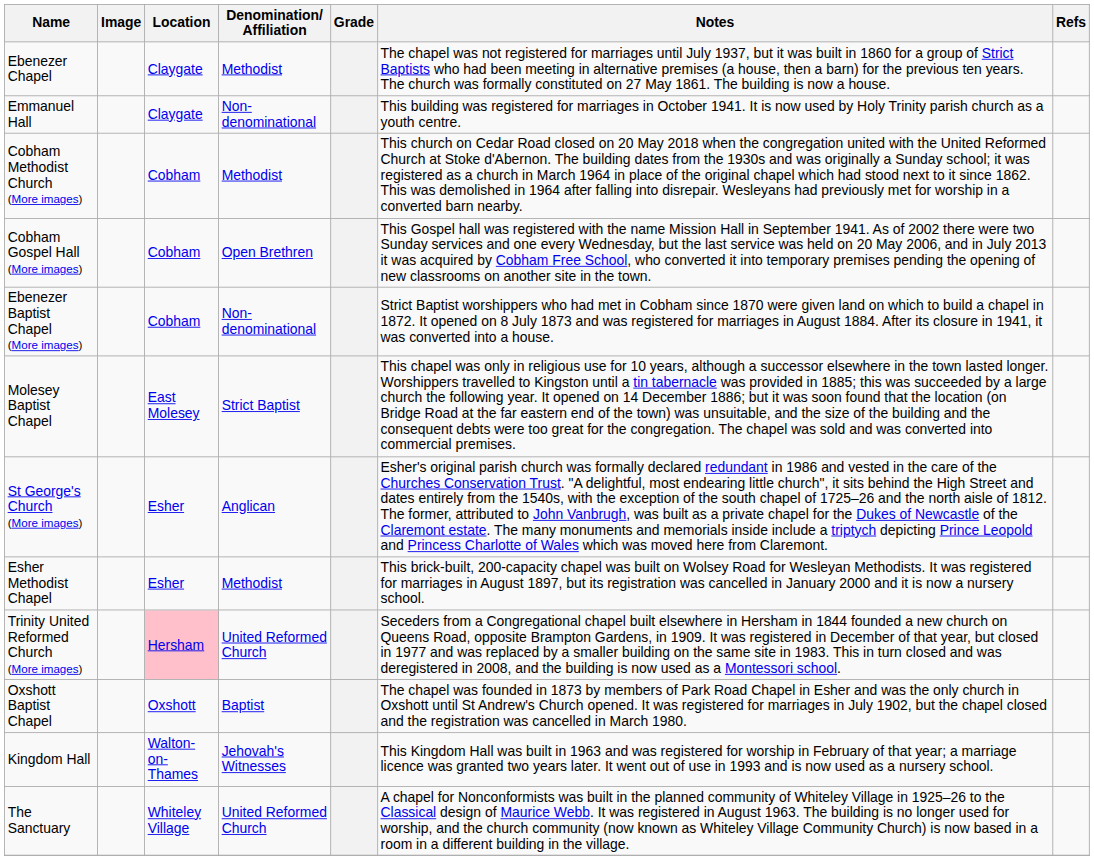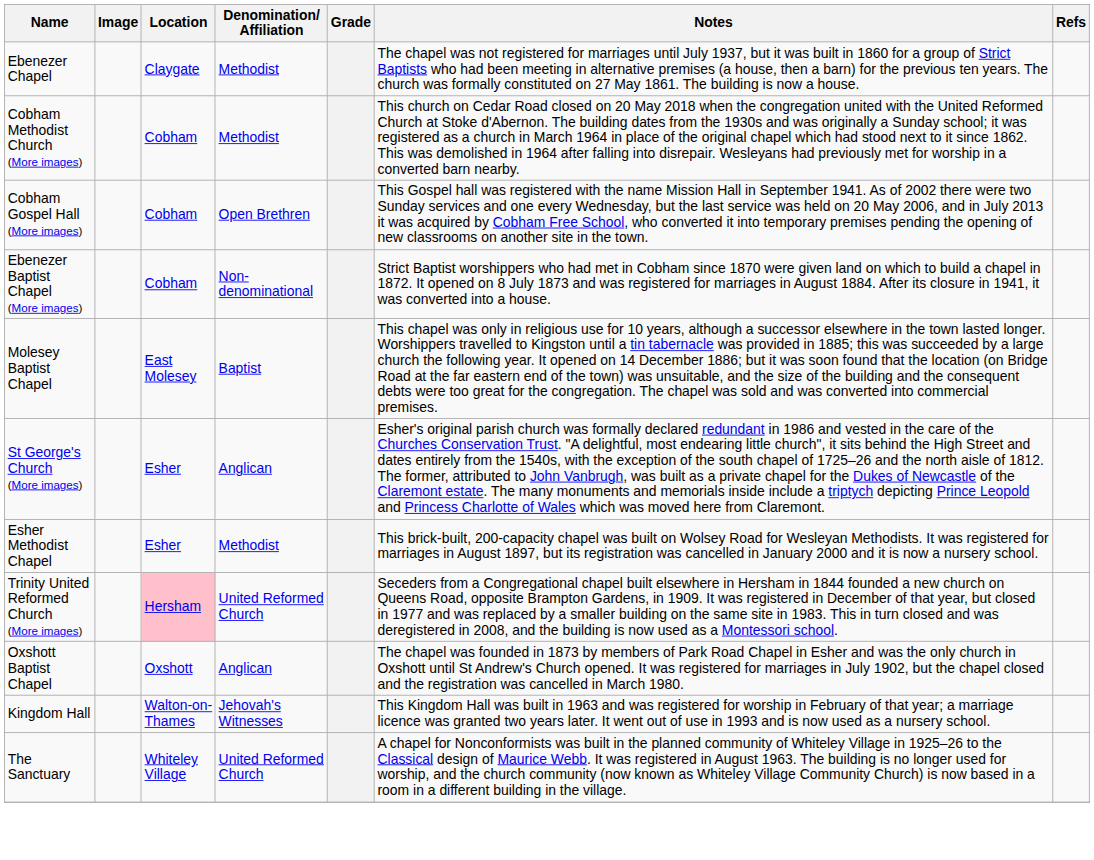- row: (41, 114)
(261, 406) Strict Baptist -> (240, 368) Baptist
(243, 706) Baptist -> (245, 668) Anglican
